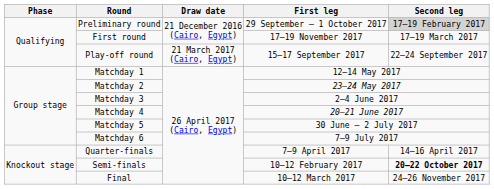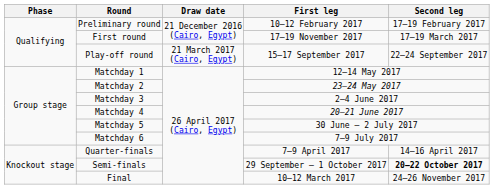(316, 24) 29 September – 1 October 2017 -> (316, 24) 10–12 February 2017
(439, 24) lightgrey background -> (439, 24) no background
(316, 165) 10–12 February 2017 -> (316, 165) 29 September – 1 October 2017
